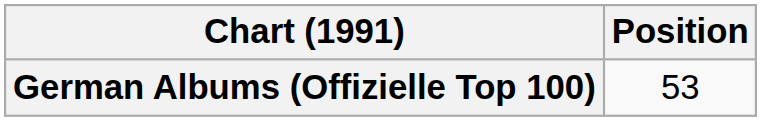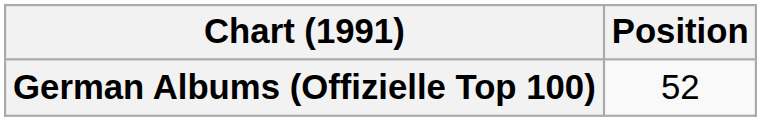(680, 87) 53 -> (680, 87) 52
